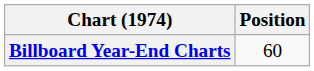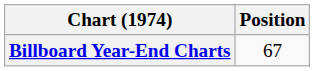(272, 50) 60 -> (272, 50) 67
